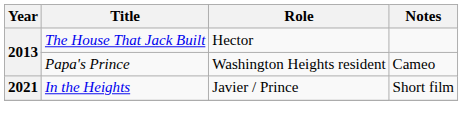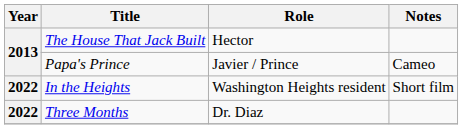(299, 64) Washington Heights resident -> (255, 64) Javier / Prince
(23, 87) 2021 -> (23, 87) 2022
(255, 87) Javier / Prince -> (299, 87) Washington Heights resident
+ row: (87, 111)
